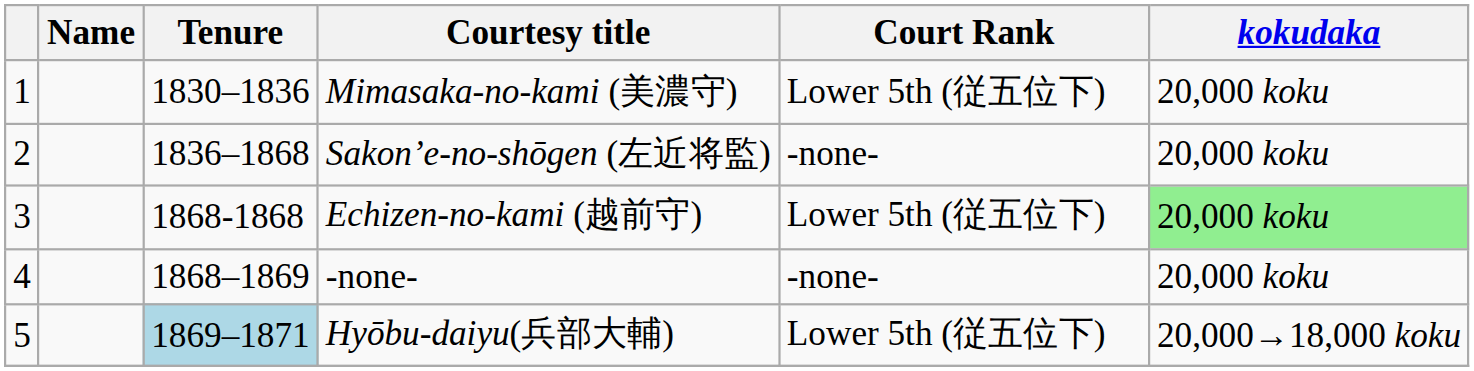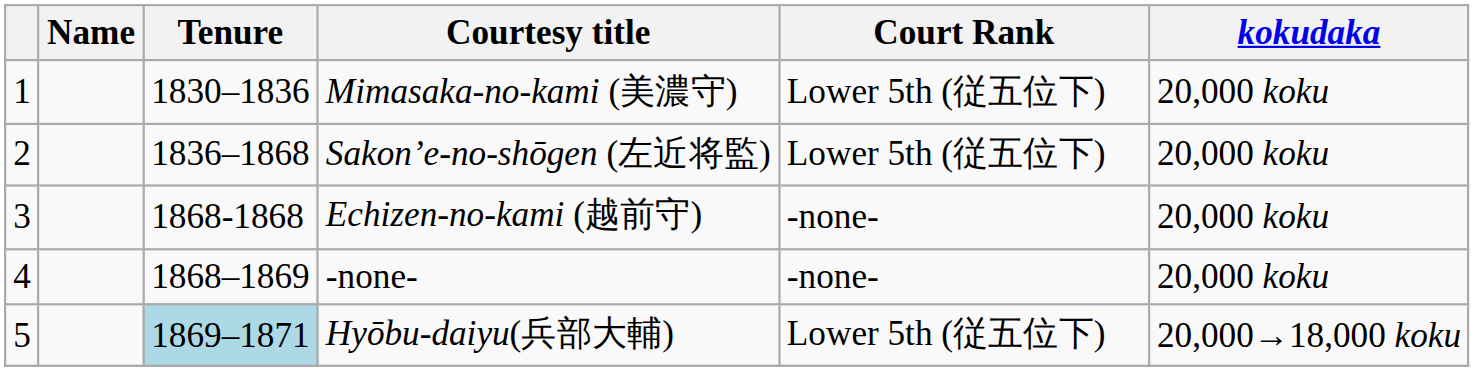(833, 153) -none- -> (964, 152) Lower 5th (従五位下)
(964, 215) Lower 5th (従五位下) -> (833, 216) -none-
(1243, 216) lightgreen background -> (1243, 216) no background
